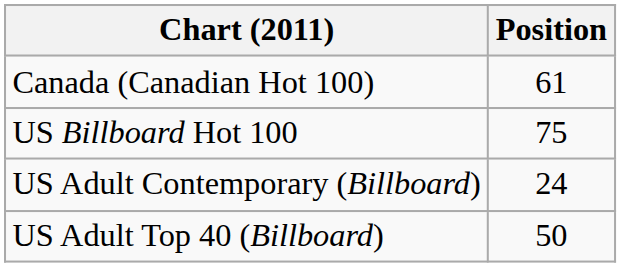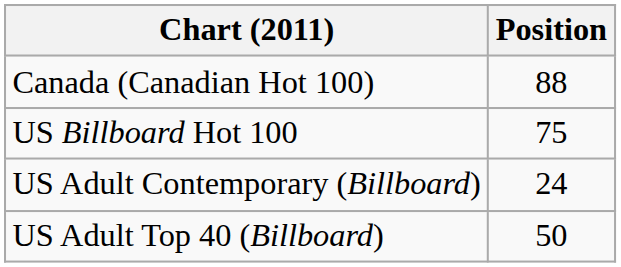(551, 81) 61 -> (551, 81) 88
